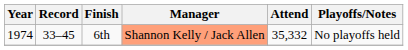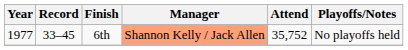(20, 34) 1974 -> (20, 34) 1977
(289, 34) 35,332 -> (289, 34) 35,752
